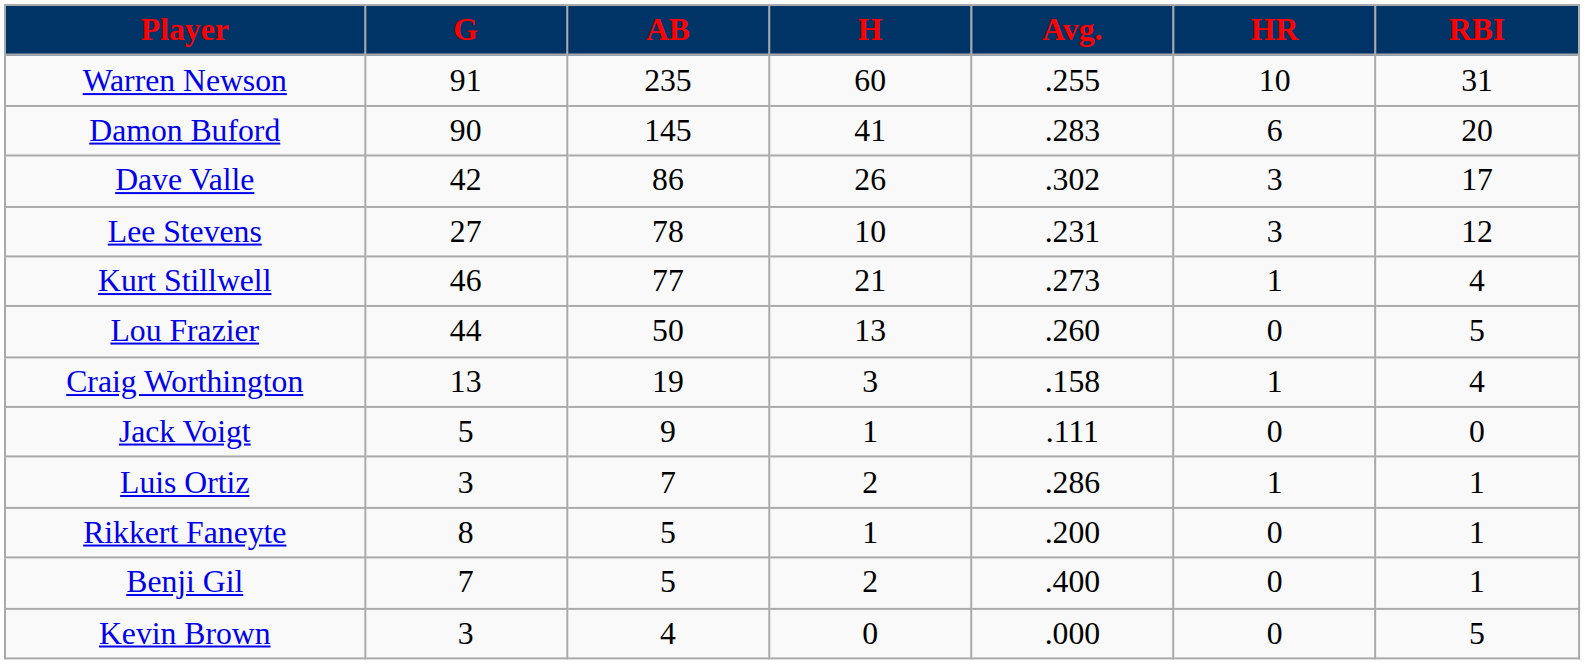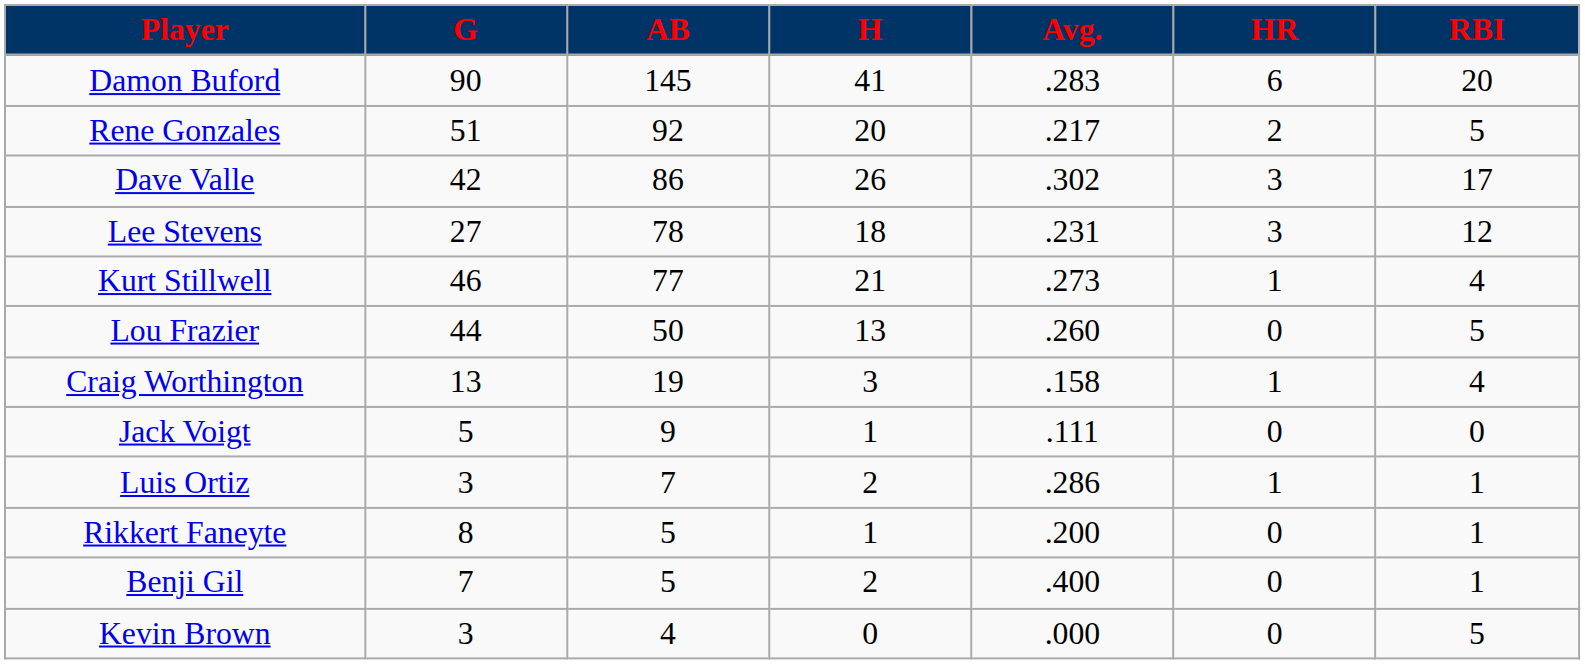- row: (185, 79)
+ row: (185, 130)
(870, 230) 10 -> (870, 230) 18
